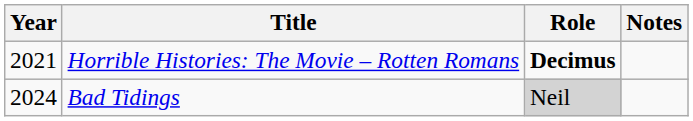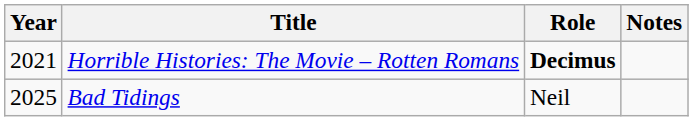(33, 97) 2024 -> (33, 97) 2025
(550, 97) lightgrey background -> (550, 97) no background
